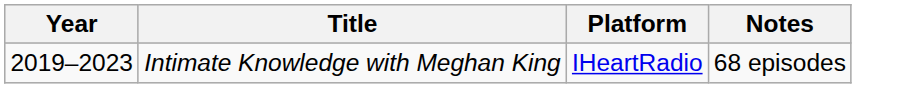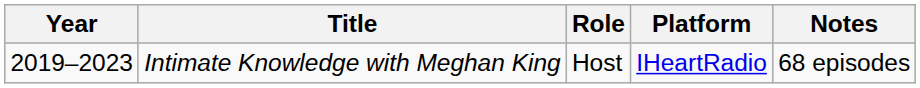+ column: (598, 23)
